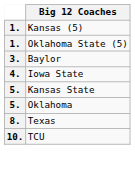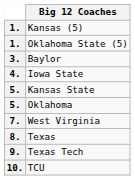+ row: (64, 121)
+ row: (56, 152)
